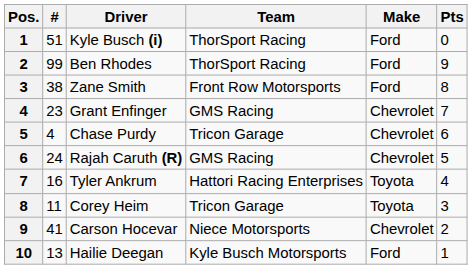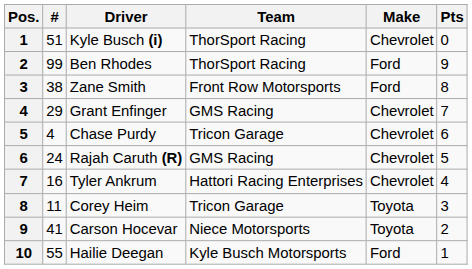(385, 40) Ford -> (402, 40) Chevrolet
(55, 111) 23 -> (55, 111) 29
(392, 182) Toyota -> (402, 182) Chevrolet
(402, 229) Chevrolet -> (392, 229) Toyota
(55, 252) 13 -> (55, 252) 55
